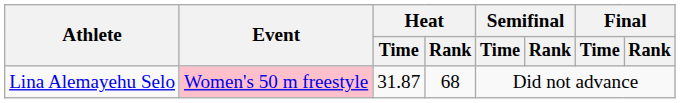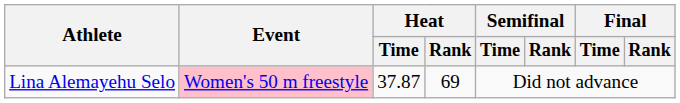(399, 82) 31.87 -> (399, 82) 37.87
(450, 82) 68 -> (450, 82) 69
